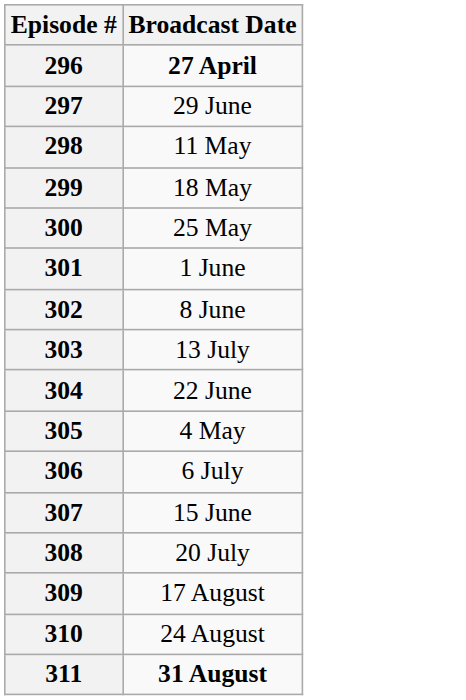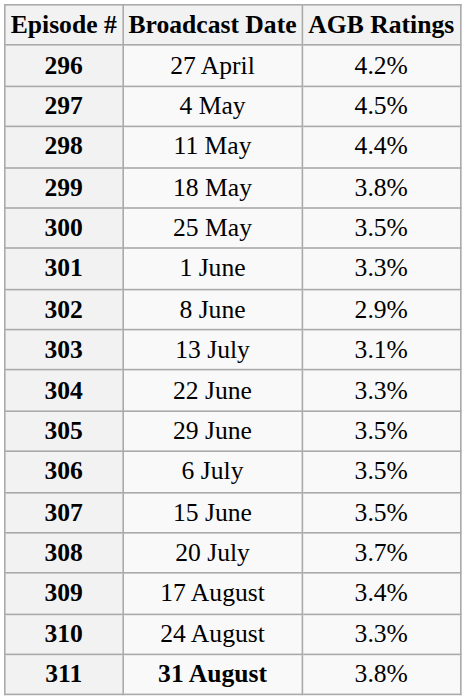+ column: (381, 24)
(213, 65) bold -> (213, 65) normal
(213, 106) 29 June -> (213, 106) 4 May
(213, 430) 4 May -> (213, 430) 29 June
